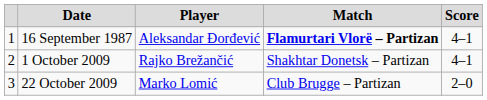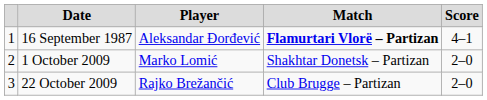(186, 60) Rajko Brežančić -> (178, 60) Marko Lomić
(462, 60) 4–1 -> (462, 60) 2–0
(178, 83) Marko Lomić -> (186, 83) Rajko Brežančić
